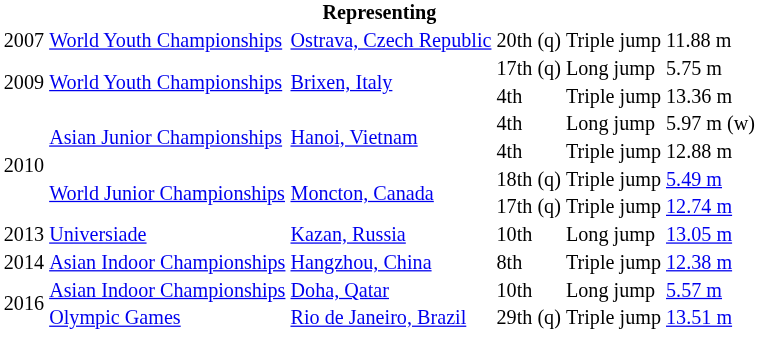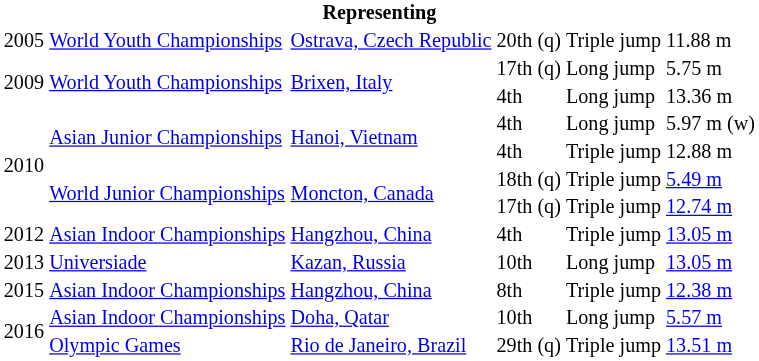(24, 40) 2007 -> (24, 40) 2005
(613, 96) Triple jump -> (610, 96) Long jump
+ row: (361, 234)
(24, 262) 2014 -> (24, 290) 2015
